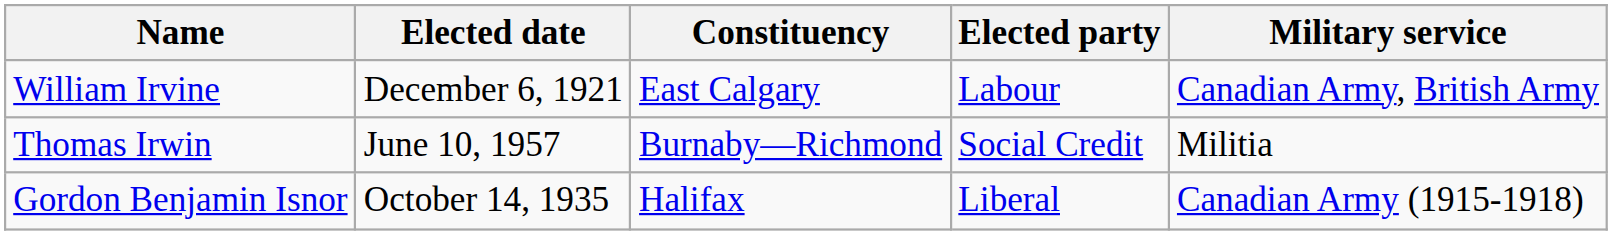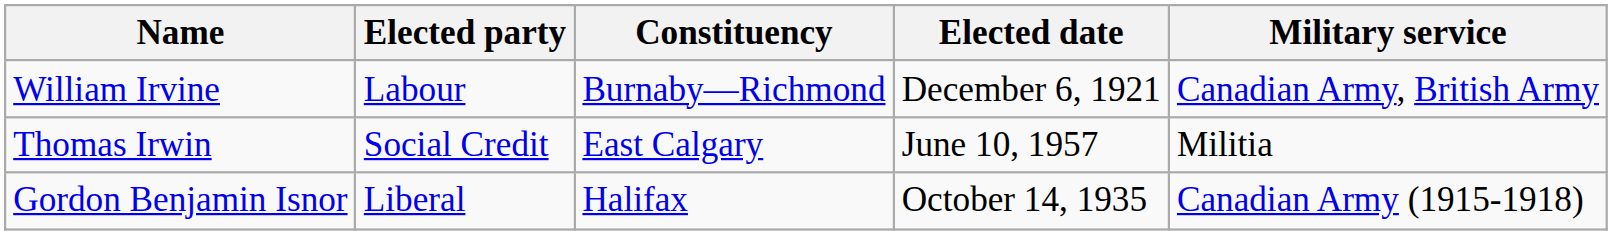columns swapped: (1060, 32) <-> (493, 32)
(729, 88) East Calgary -> (734, 88) Burnaby—Richmond
(791, 144) Burnaby—Richmond -> (673, 144) East Calgary
